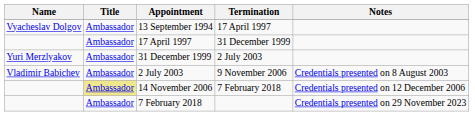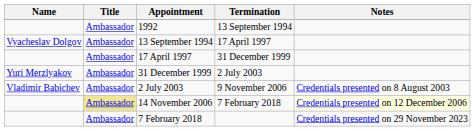+ row: (148, 27)
(380, 88) no background -> (382, 103) lightyellow background
